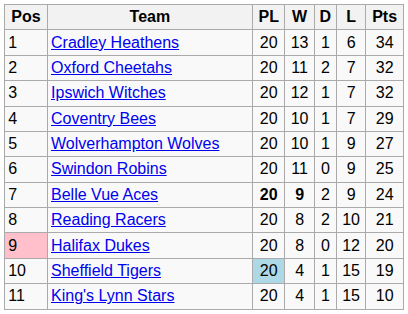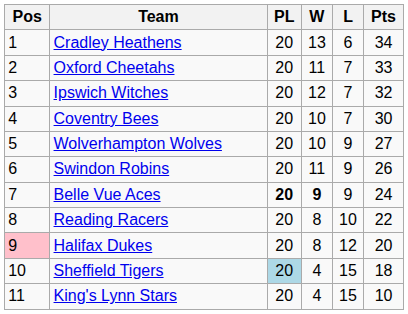- column: (325, 17)
(385, 67) 32 -> (384, 67) 33
(385, 118) 29 -> (384, 118) 30
(385, 169) 25 -> (384, 169) 26
(385, 220) 21 -> (384, 220) 22
(385, 270) 19 -> (384, 270) 18
